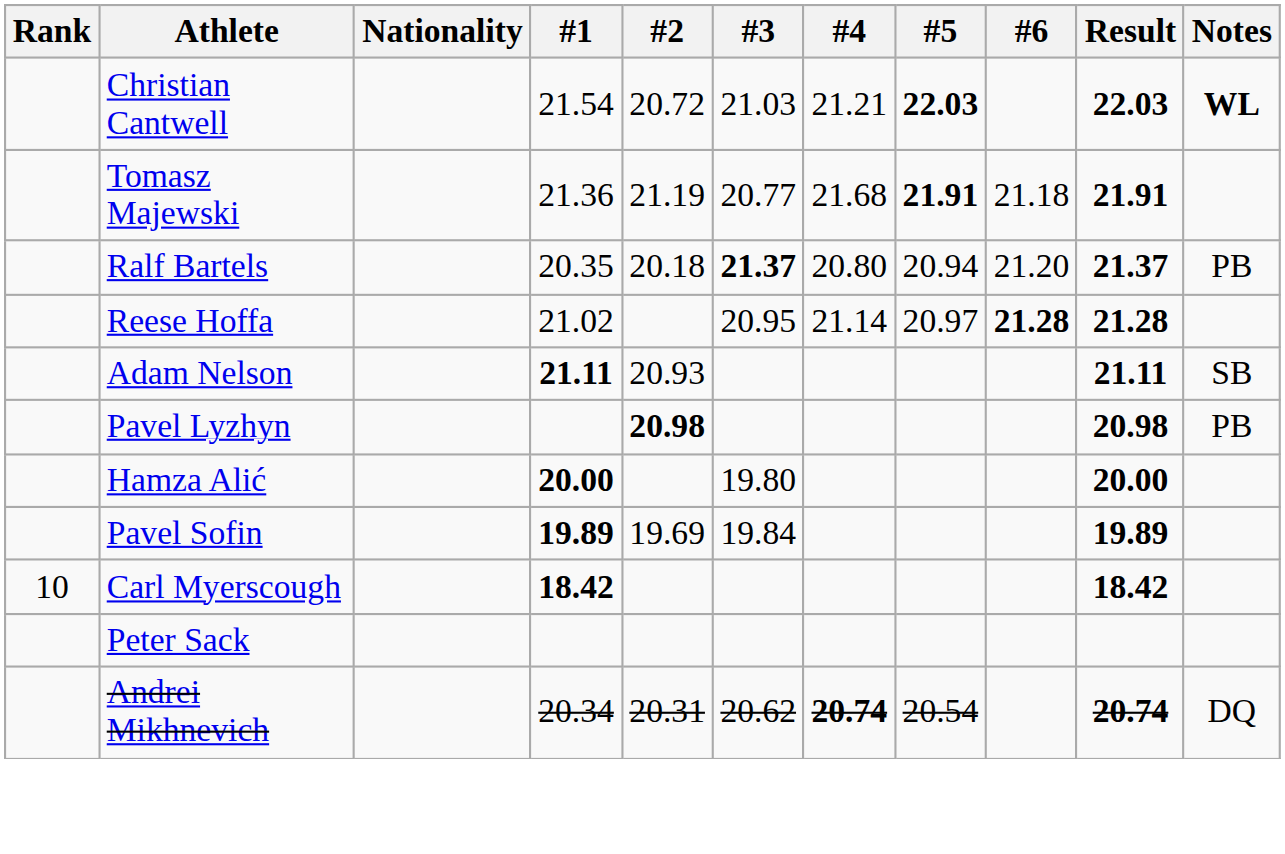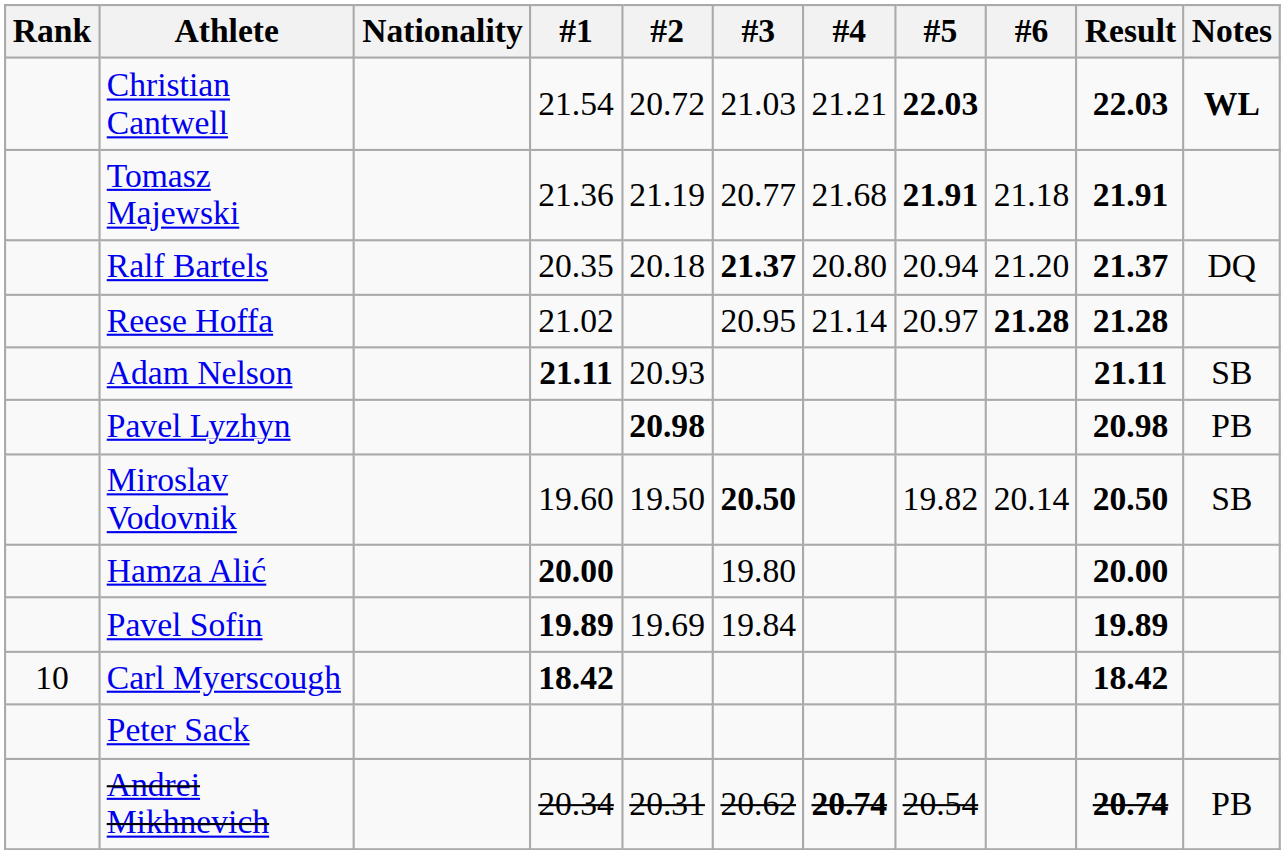(1232, 266) PB -> (1232, 266) DQ
+ row: (172, 498)
(1232, 711) DQ -> (1232, 802) PB
